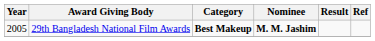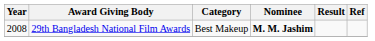(17, 28) 2005 -> (17, 28) 2008
(223, 28) bold -> (221, 28) normal
